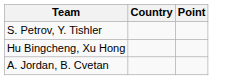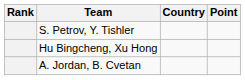+ column: (20, 13)
